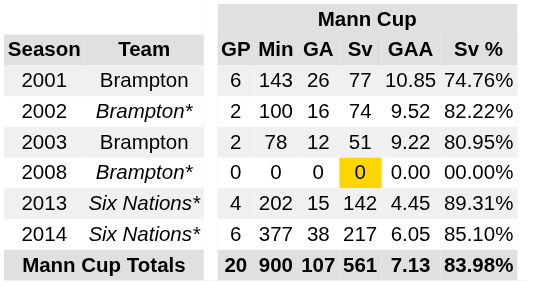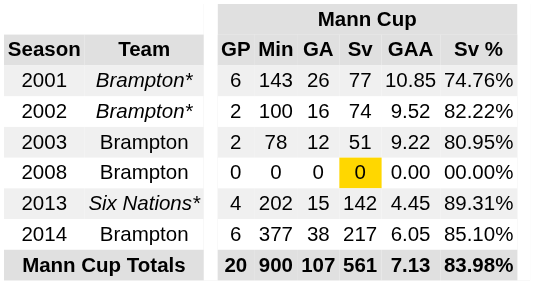(144, 80) Brampton -> (144, 80) Brampton*
(144, 172) Brampton* -> (144, 172) Brampton
(144, 234) Six Nations* -> (144, 234) Brampton
